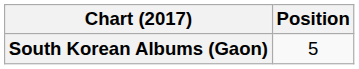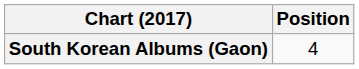(313, 48) 5 -> (313, 48) 4
